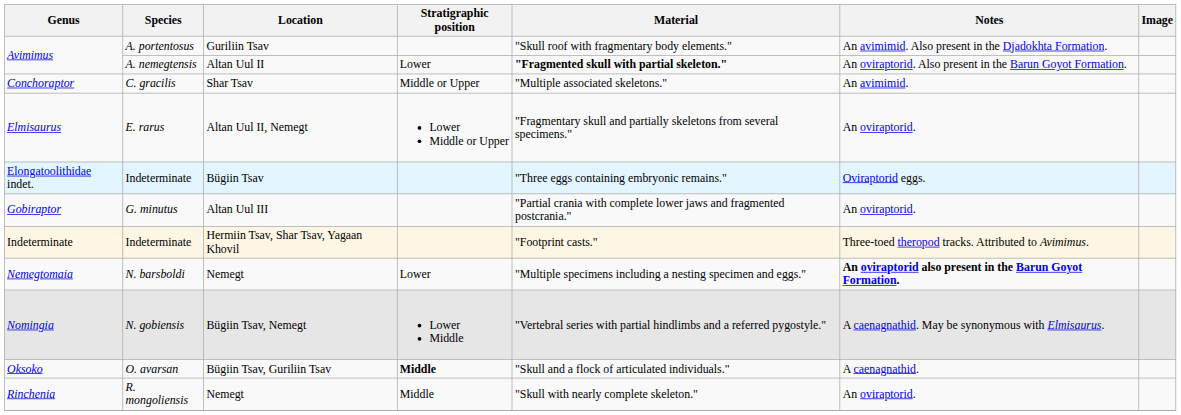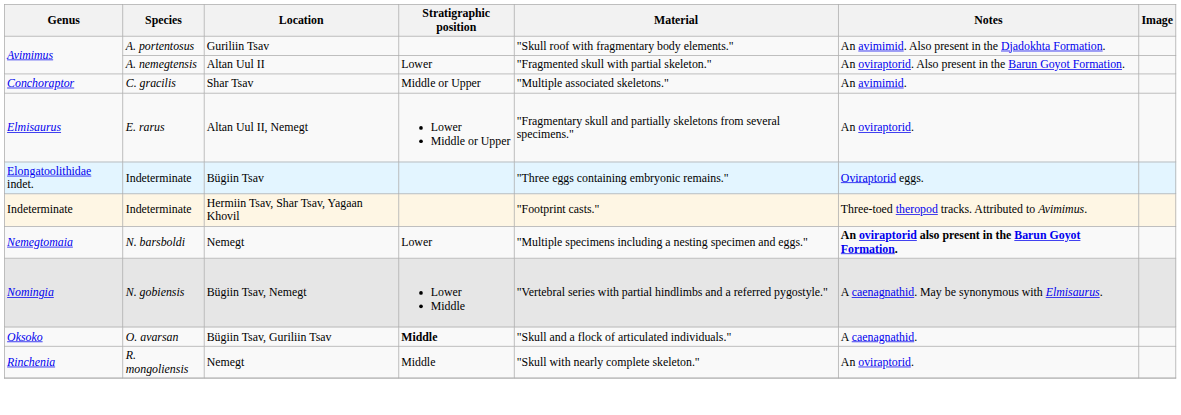(621, 64) bold -> (614, 64) normal
- row: (34, 210)
